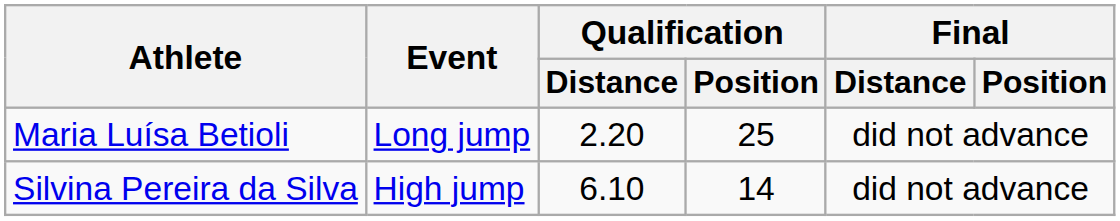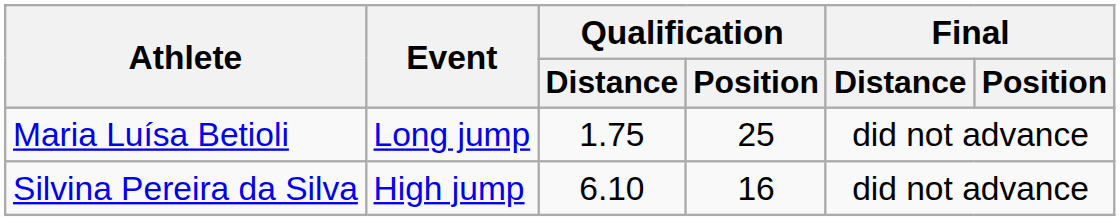(612, 135) 2.20 -> (612, 135) 1.75
(756, 188) 14 -> (756, 188) 16
